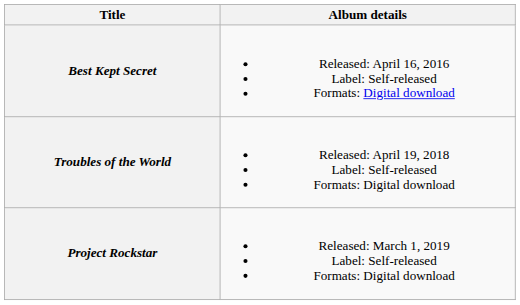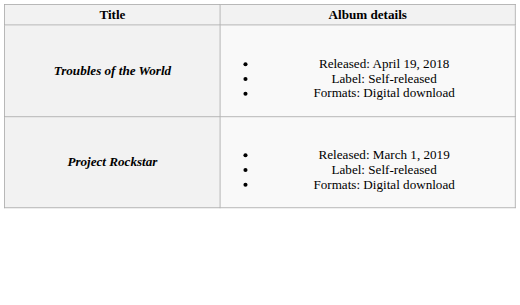- row: (112, 70)
